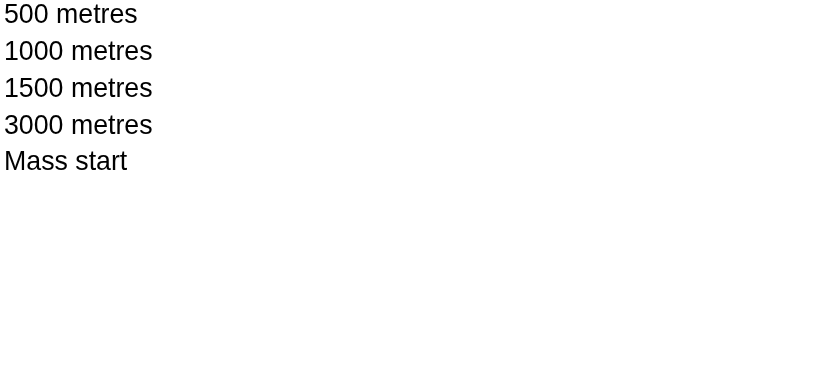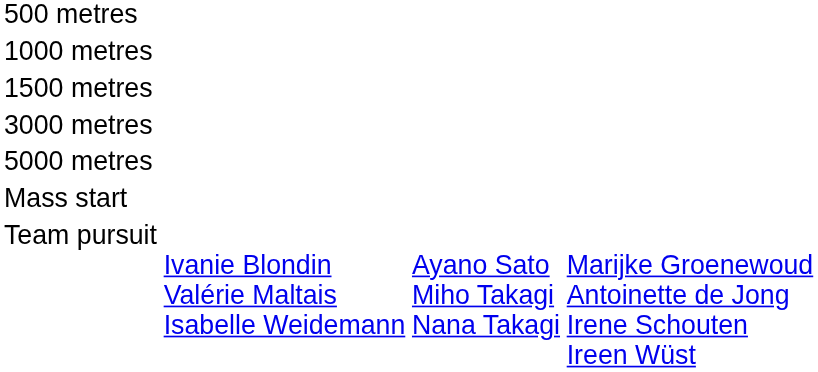+ row: (78, 161)
+ row: (80, 235)
